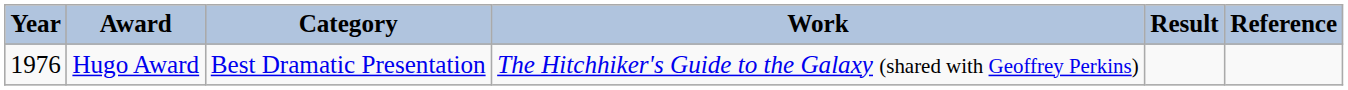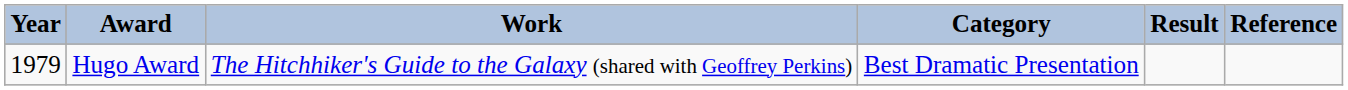columns swapped: (818, 24) <-> (348, 24)
(36, 64) 1976 -> (36, 64) 1979
